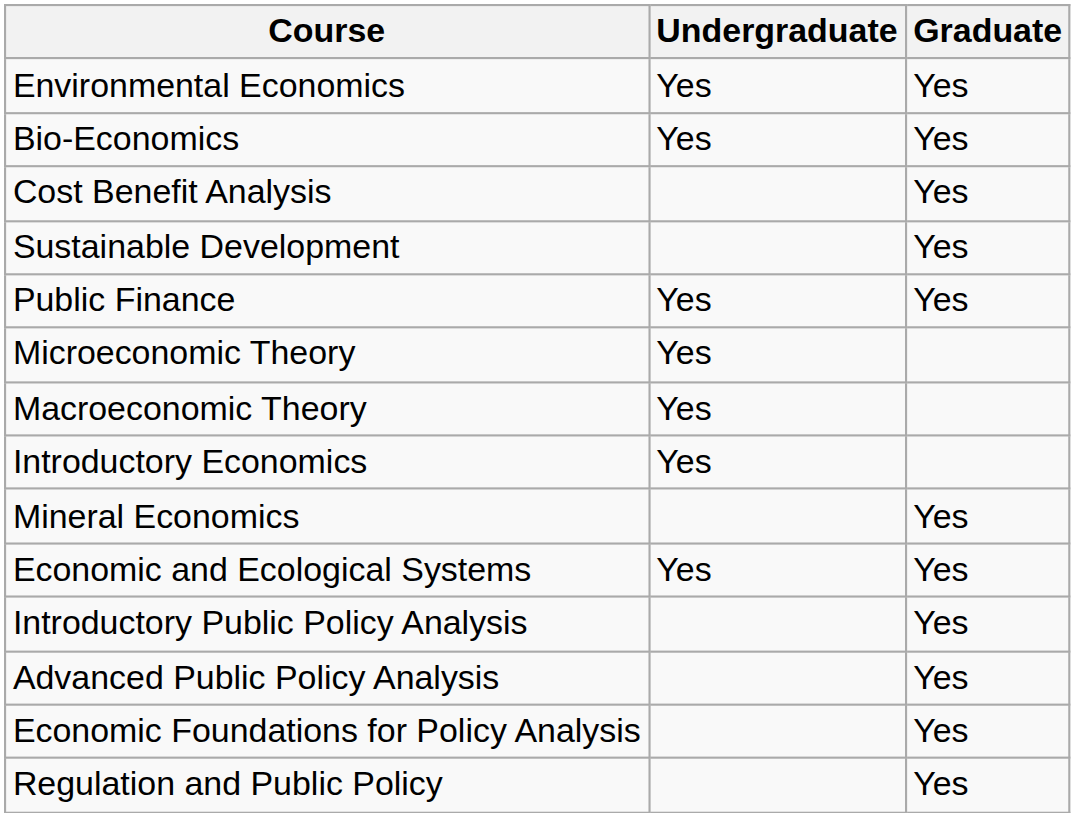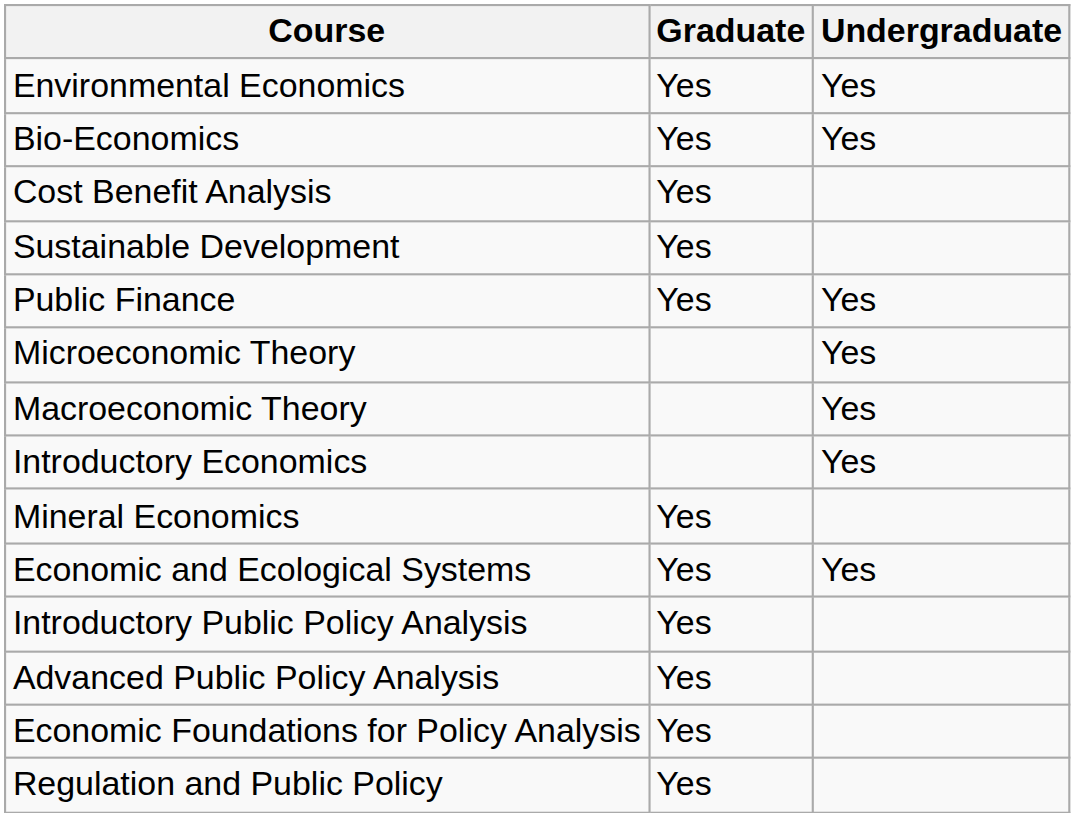columns swapped: (988, 31) <-> (777, 31)
